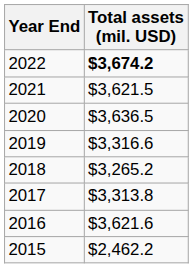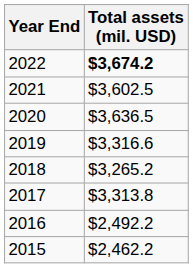(121, 90) $3,621.5 -> (121, 90) $3,602.5
(121, 223) $3,621.6 -> (121, 223) $2,492.2
